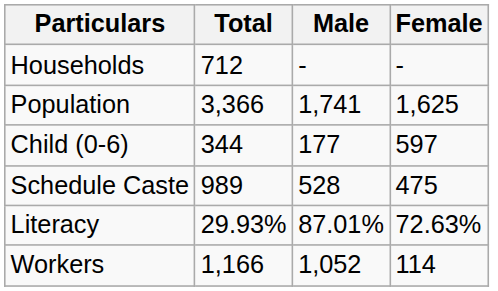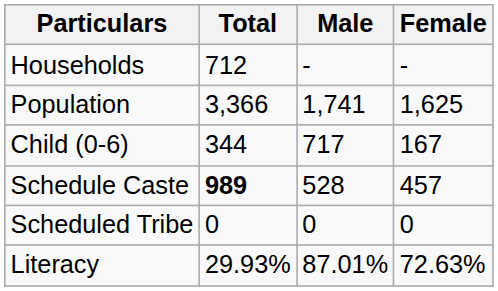(319, 144) 177 -> (323, 144) 717
(417, 144) 597 -> (421, 144) 167
(222, 184) normal -> (226, 184) bold
(417, 184) 475 -> (421, 184) 457
+ row: (102, 225)
- row: (57, 265)
